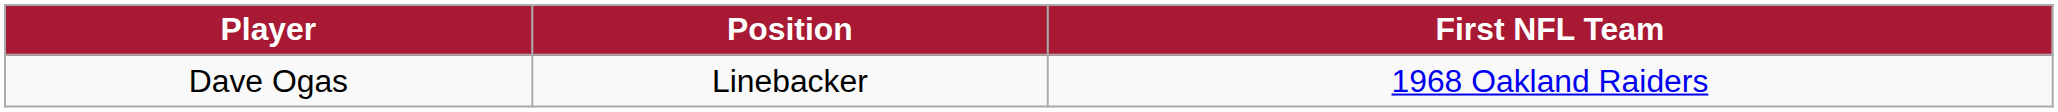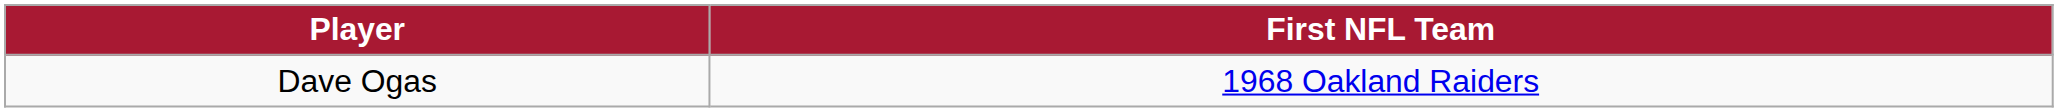- column: (790, 29)
